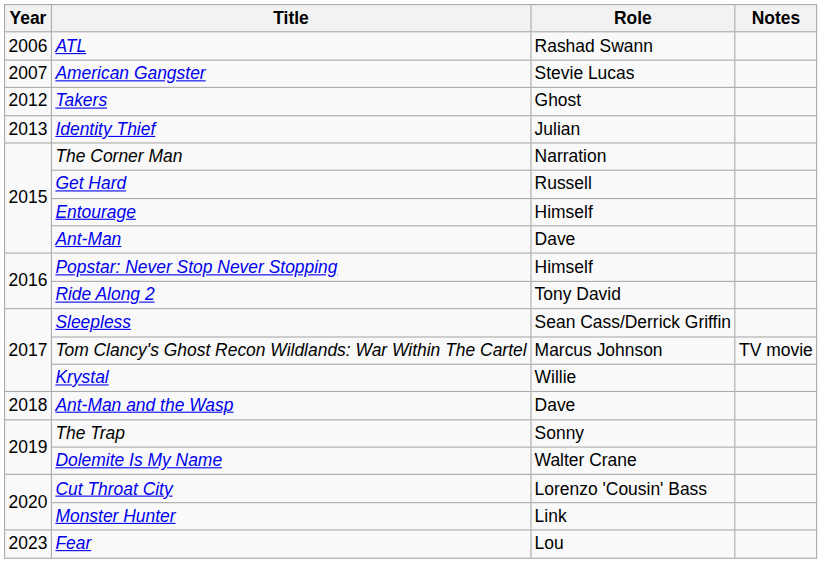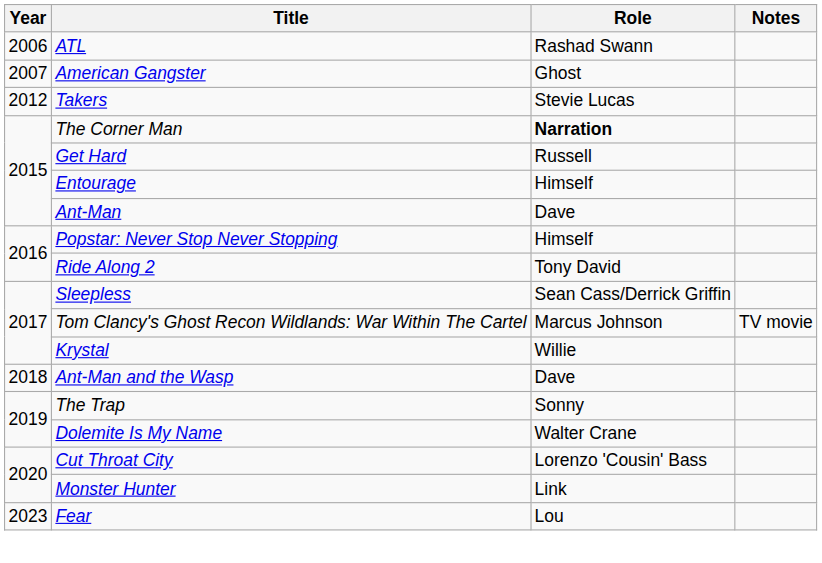(585, 73) Stevie Lucas -> (558, 73) Ghost
(558, 101) Ghost -> (585, 101) Stevie Lucas
- row: (105, 128)
(570, 156) normal -> (573, 128) bold
